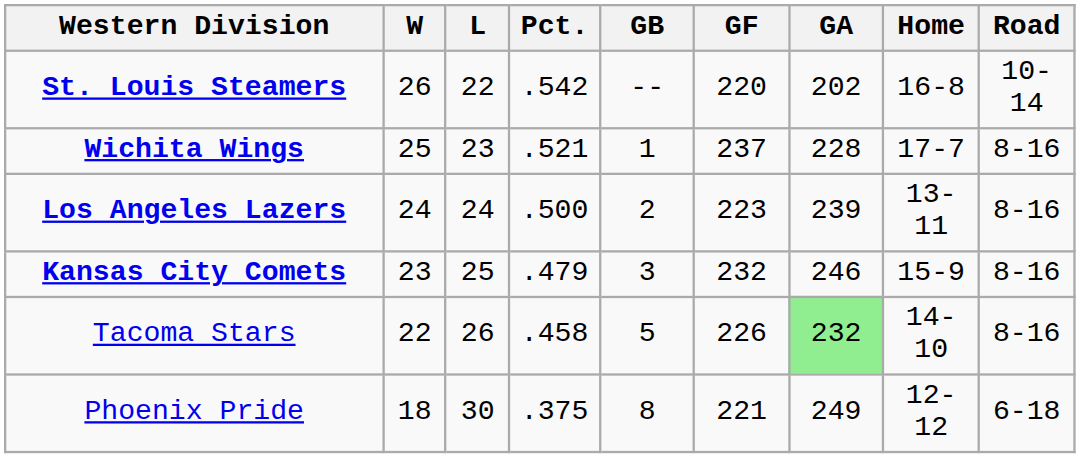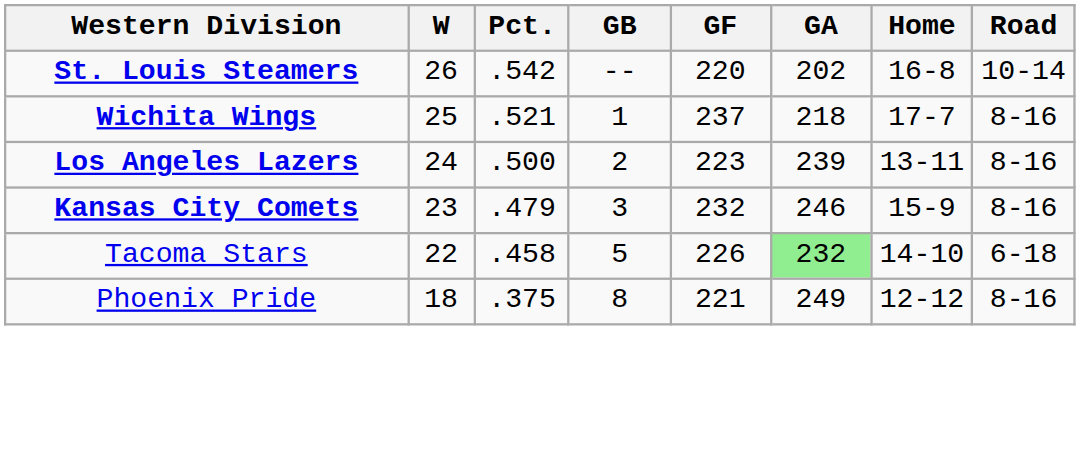- column: (478, 28)
(836, 151) 228 -> (821, 119) 218
(1027, 335) 8-16 -> (1024, 255) 6-18
(1027, 413) 6-18 -> (1024, 301) 8-16
